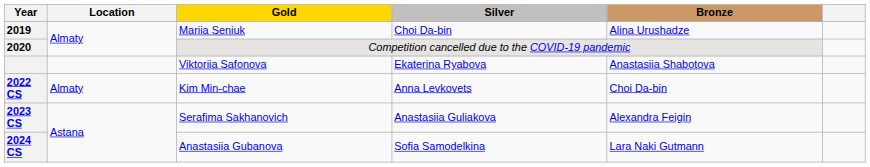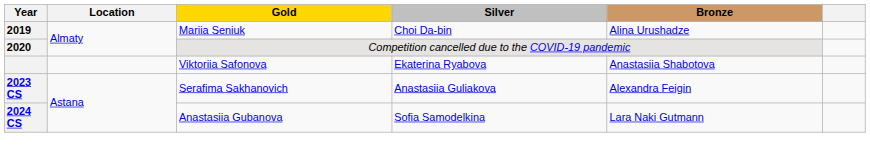- row: (19, 88)
